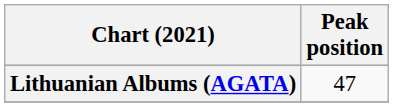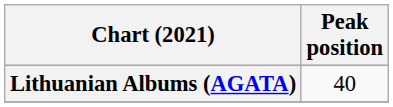(345, 83) 47 -> (345, 83) 40
